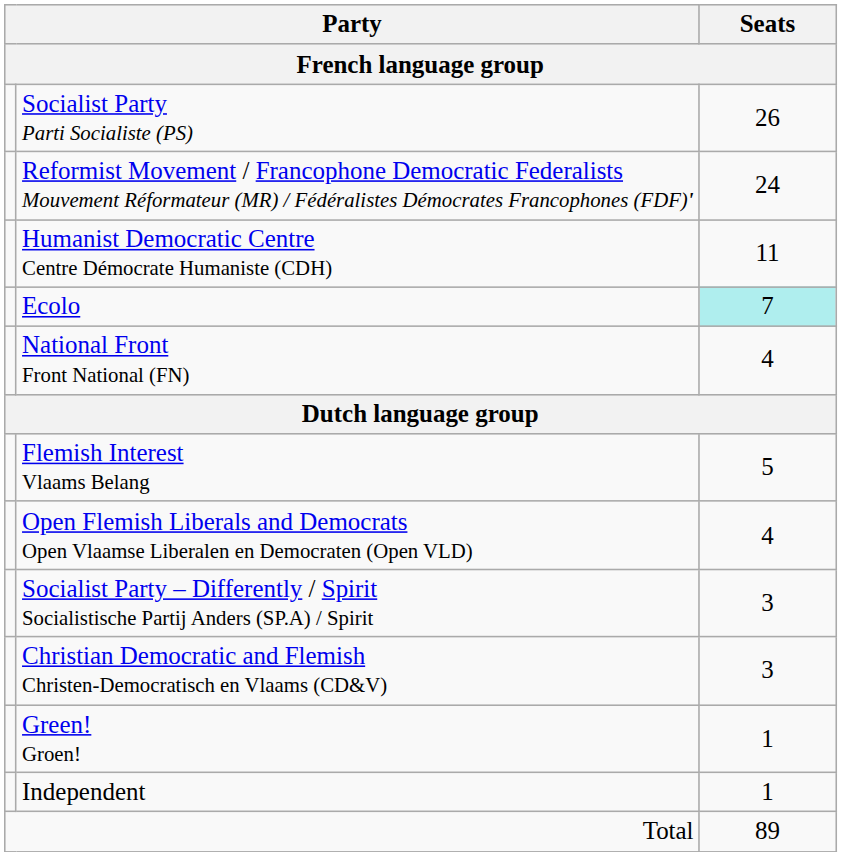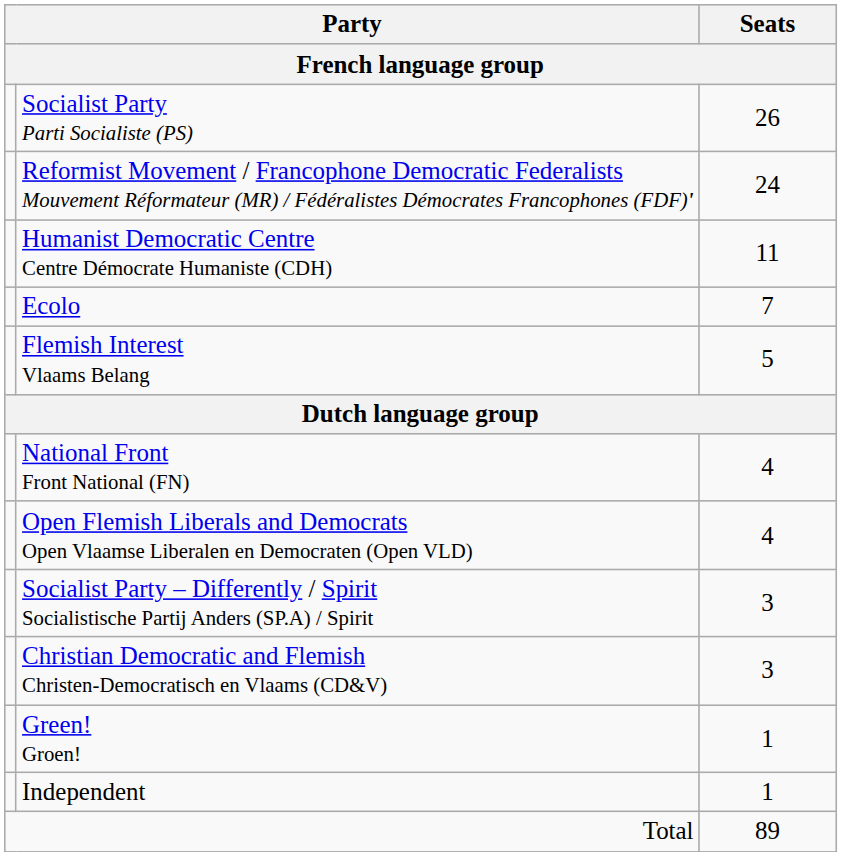(767, 306) paleturquoise background -> (767, 306) no background
rows swapped: (106, 360) <-> (103, 467)
